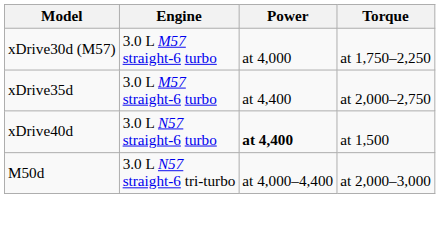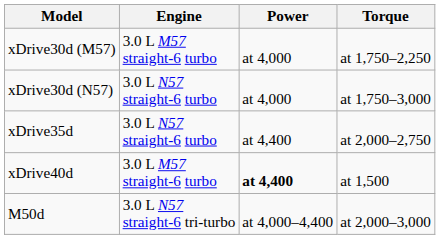+ row: (61, 90)
(170, 90) 3.0 L M57 straight-6 turbo -> (170, 131) 3.0 L N57 straight-6 turbo
(170, 131) 3.0 L N57 straight-6 turbo -> (170, 172) 3.0 L M57 straight-6 turbo
